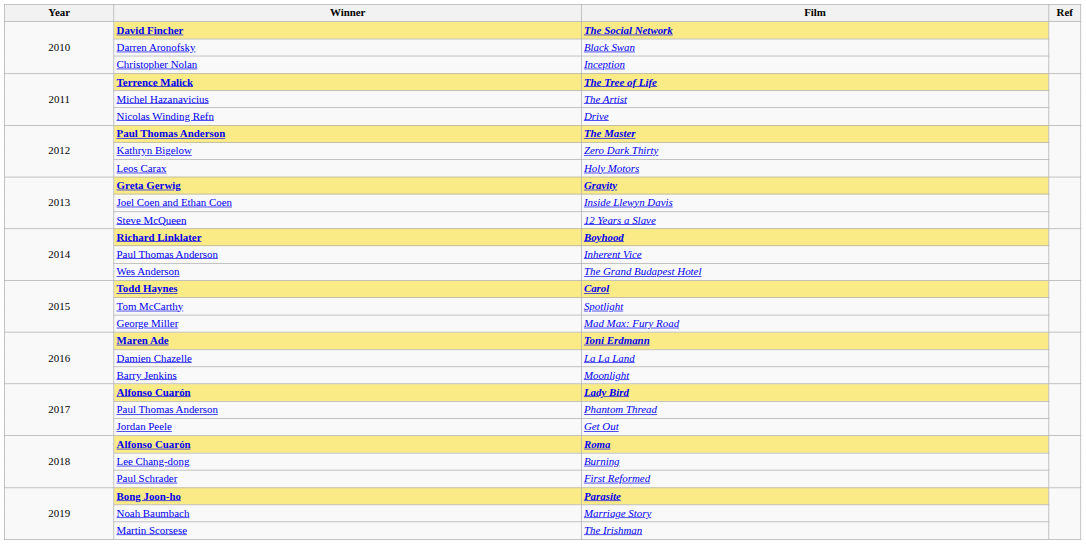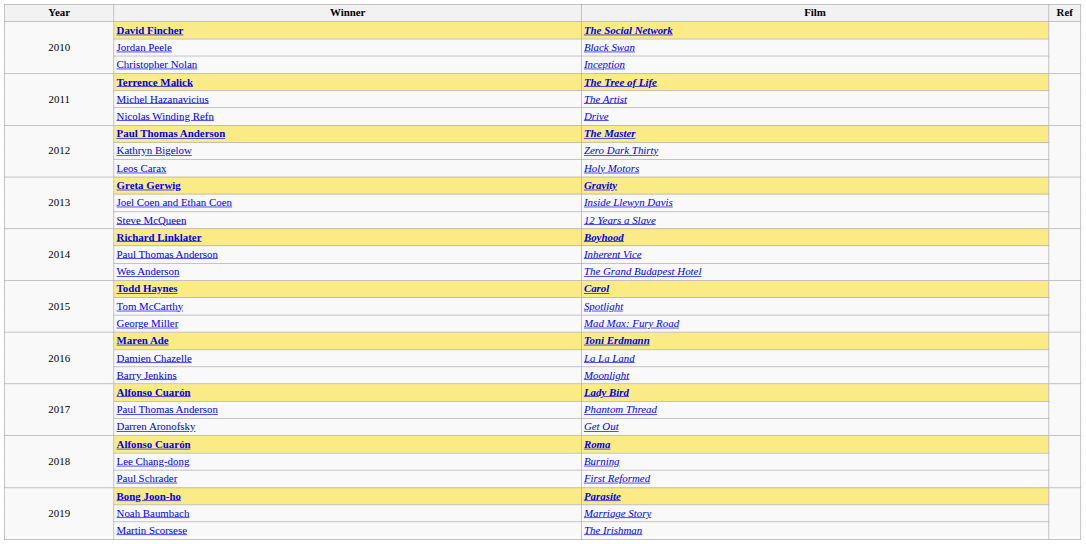(156, 47) Darren Aronofsky -> (144, 47) Jordan Peele
(144, 427) Jordan Peele -> (156, 427) Darren Aronofsky
